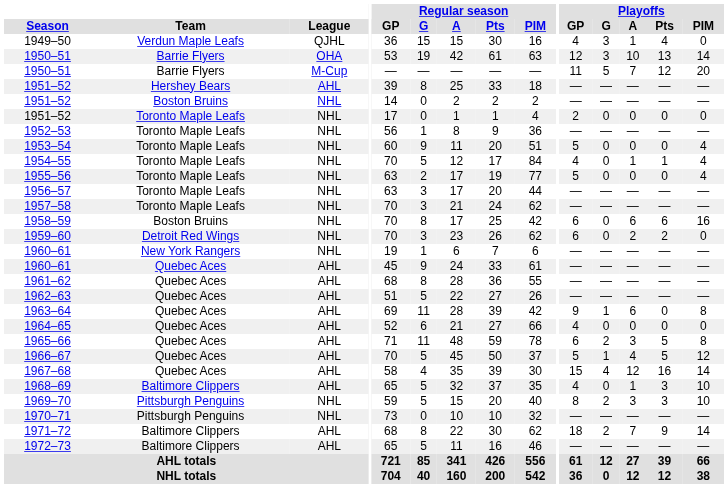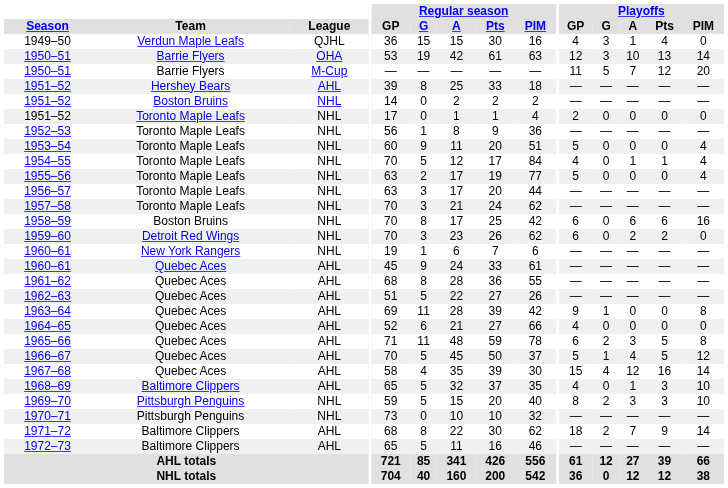(633, 311) 6 -> (633, 311) 0
